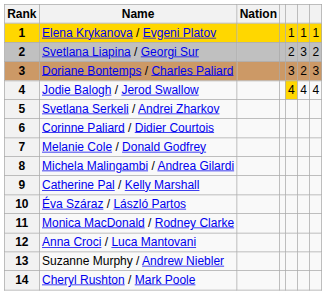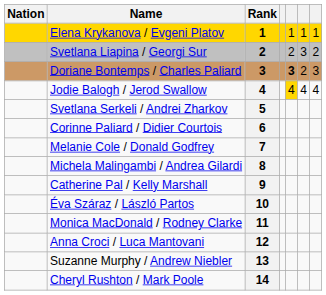columns swapped: (22, 14) <-> (258, 14)
(291, 71) normal -> (291, 71) bold
